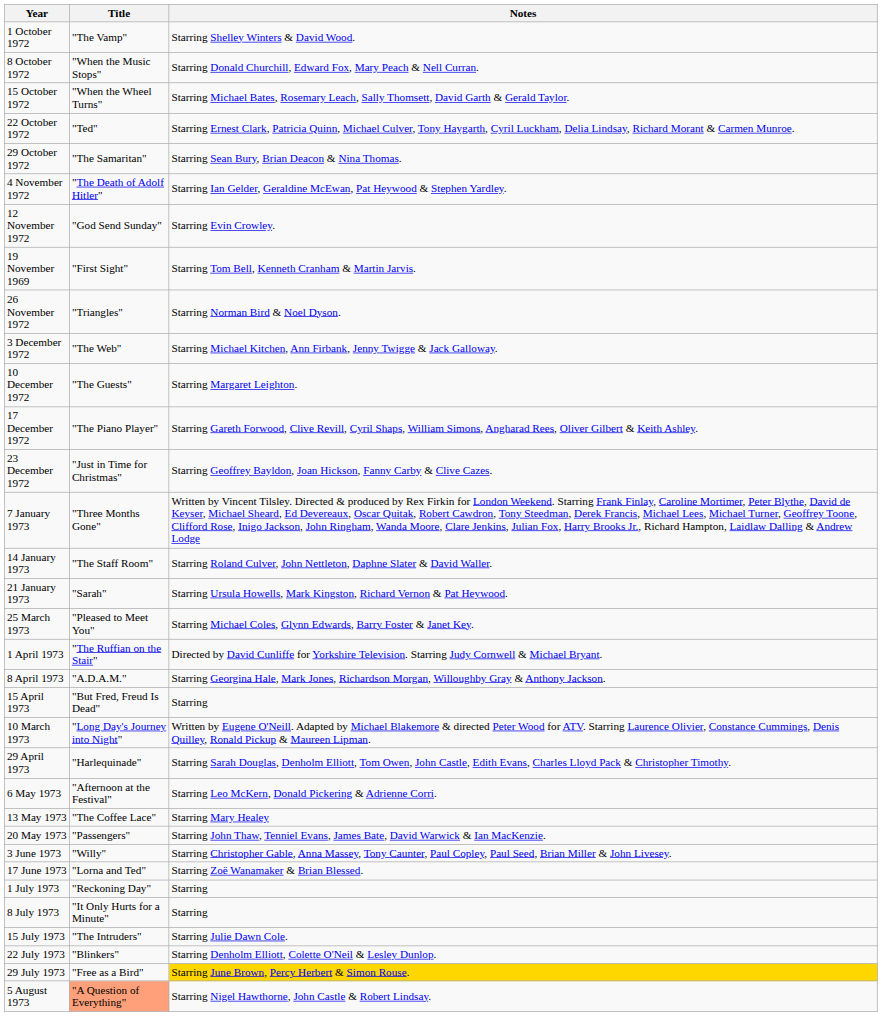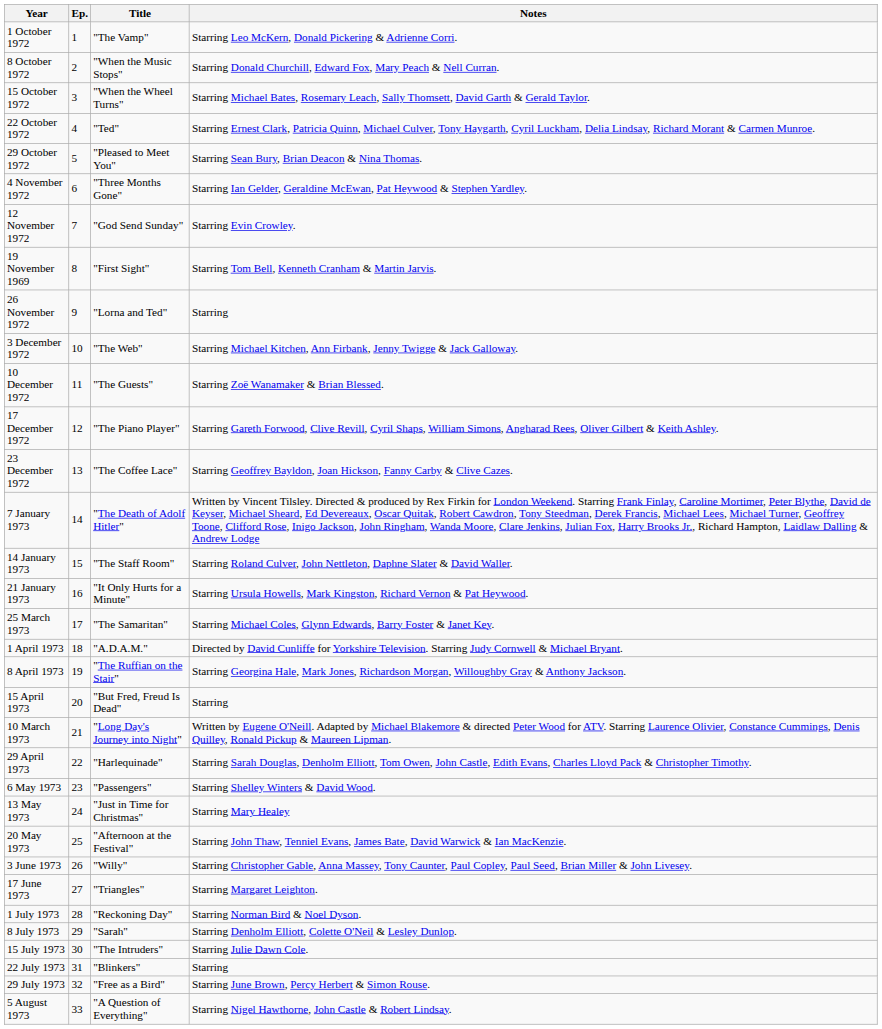+ column: (80, 13)
(263, 37) Starring Shelley Winters & David Wood. -> (325, 37) Starring Leo McKern, Donald Pickering & Adrienne Corri.
(109, 158) "The Samaritan" -> (131, 158) "Pleased to Meet You"
(118, 189) "The Death of Adolf Hitler" -> (127, 189) "Three Months Gone"
(97, 311) "Triangles" -> (130, 311) "Lorna and Ted"
(256, 311) Starring Norman Bird & Noel Dyson. -> (210, 311) Starring
(234, 385) Starring Margaret Leighton. -> (288, 385) Starring Zoë Wanamaker & Brian Blessed.
(110, 471) "Just in Time for Christmas" -> (135, 471) "The Coffee Lace"
(106, 520) "Three Months Gone" -> (139, 520) "The Death of Adolf Hitler"
(89, 593) "Sarah" -> (137, 593) "It Only Hurts for a Minute"
(110, 624) "Pleased to Meet You" -> (131, 624) "The Samaritan"
(117, 654) "The Ruffian on the Stair" -> (120, 648) "A.D.A.M."
(99, 678) "A.D.A.M." -> (138, 672) "The Ruffian on the Stair"
(111, 793) "Afternoon at the Festival" -> (122, 787) "Passengers"
(304, 793) Starring Leo McKern, Donald Pickering & Adrienne Corri. -> (284, 787) Starring Shelley Winters & David Wood.
(114, 817) "The Coffee Lace" -> (131, 811) "Just in Time for Christmas"
(101, 835) "Passengers" -> (132, 841) "Afternoon at the Festival"
(109, 870) "Lorna and Ted" -> (119, 889) "Triangles"
(267, 870) Starring Zoë Wanamaker & Brian Blessed. -> (255, 889) Starring Margaret Leighton.
(190, 888) Starring -> (277, 913) Starring Norman Bird & Noel Dyson.
(116, 912) "It Only Hurts for a Minute" -> (110, 931) "Sarah"
(190, 912) Starring -> (324, 931) Starring Denholm Elliott, Colette O'Neil & Lesley Dunlop.
(304, 954) Starring Denholm Elliott, Colette O'Neil & Lesley Dunlop. -> (210, 967) Starring
(290, 972) gold background -> (311, 984) no background
(106, 996) lightsalmon background -> (127, 1009) no background
